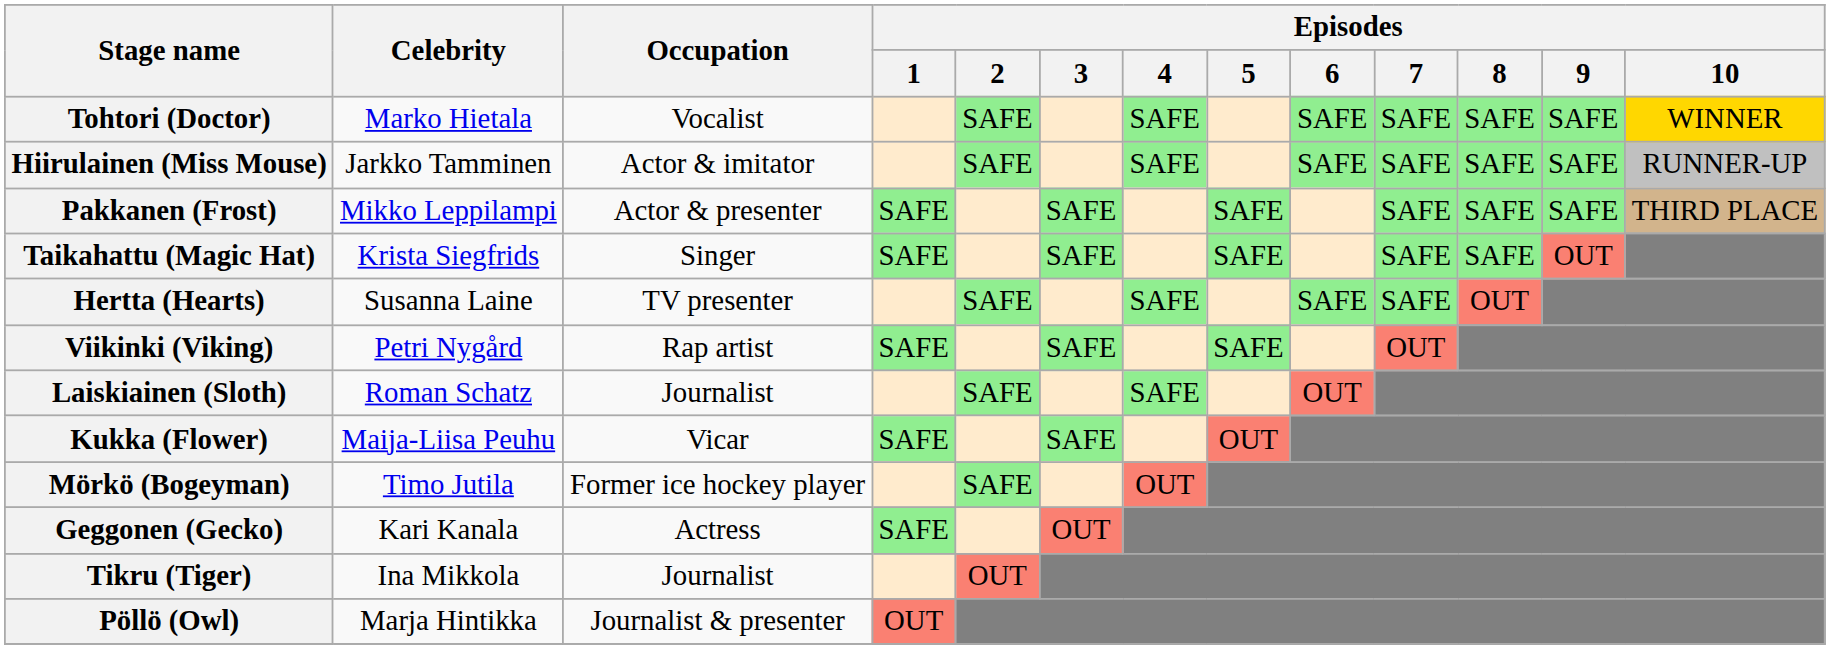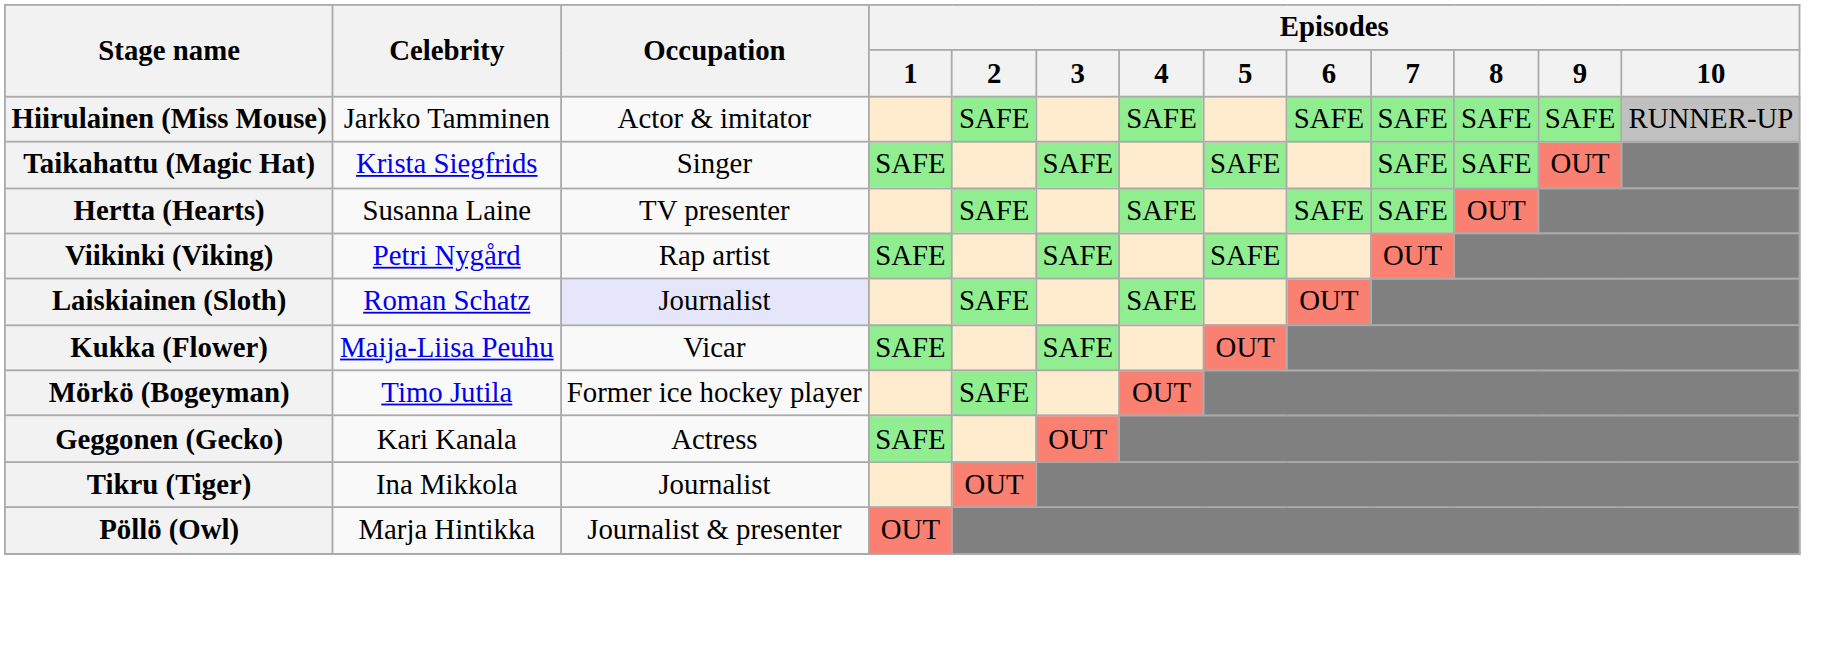- row: (169, 118)
- row: (169, 210)
(718, 392) no background -> (714, 301) lavender background
